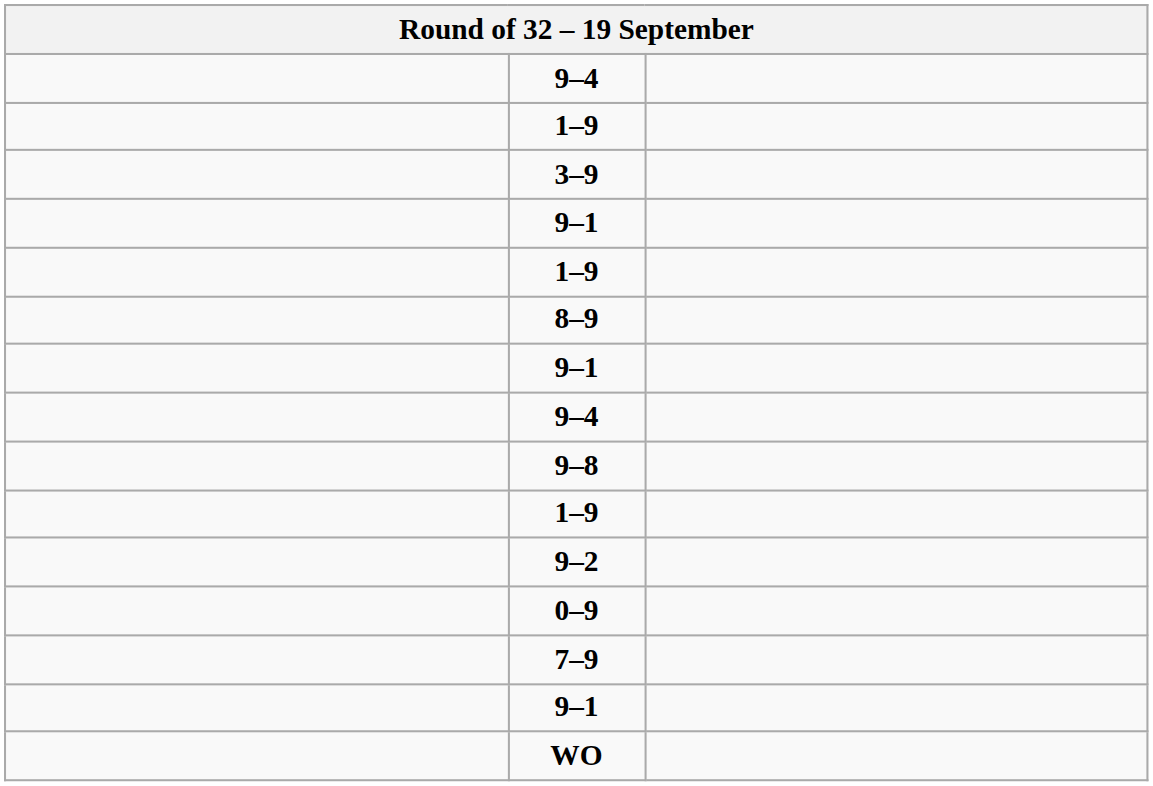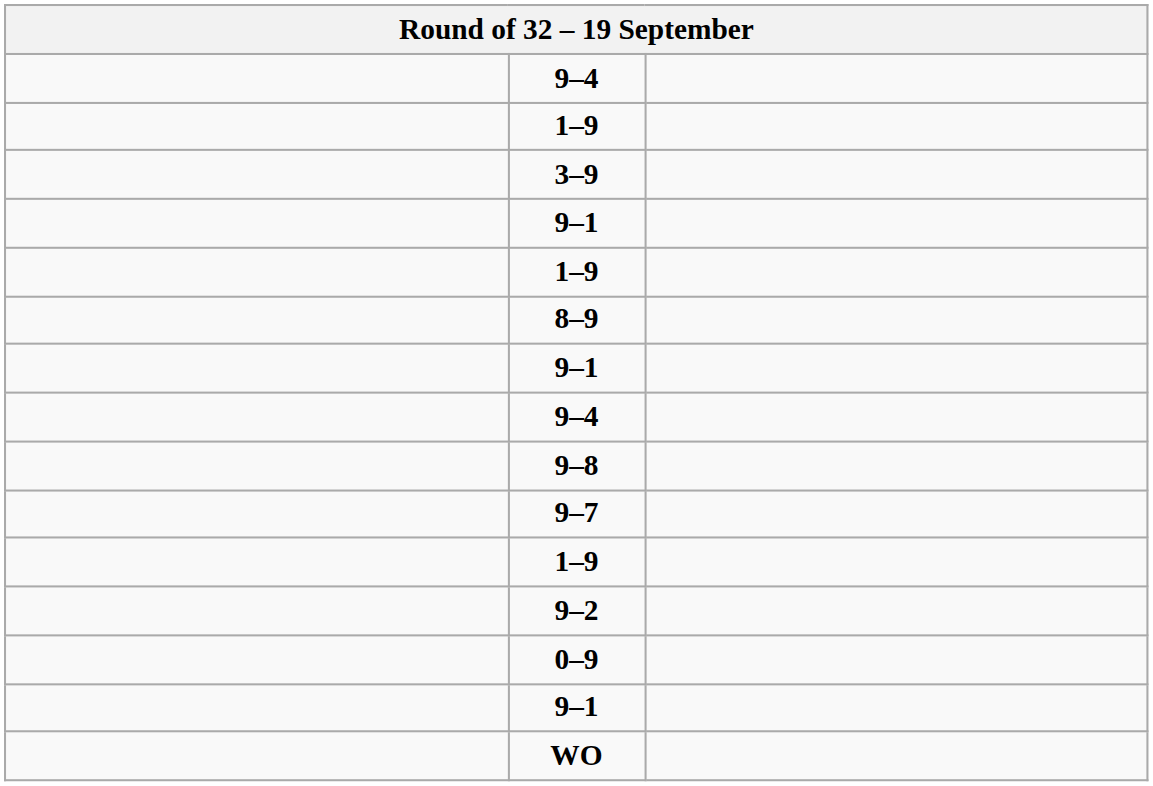+ row: (257, 514)
- row: (257, 659)
